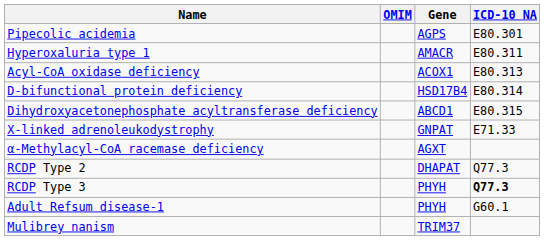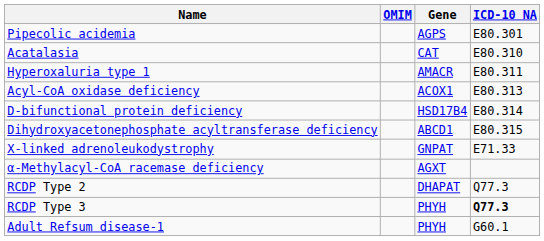+ row: (43, 53)
- row: (61, 226)
